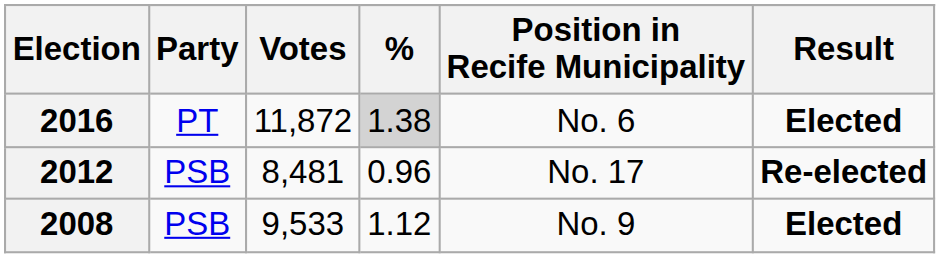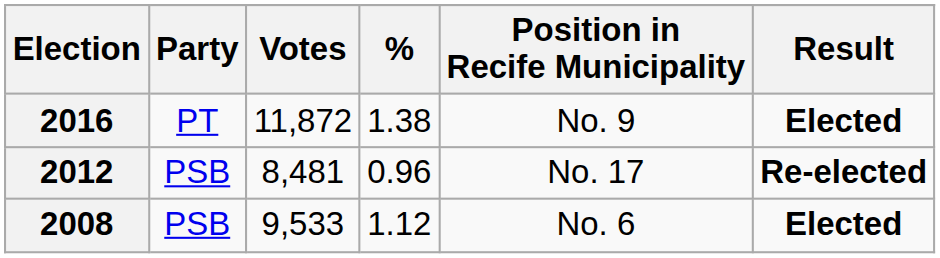(399, 119) lightgrey background -> (399, 119) no background
(596, 119) No. 6 -> (596, 119) No. 9
(596, 224) No. 9 -> (596, 224) No. 6
